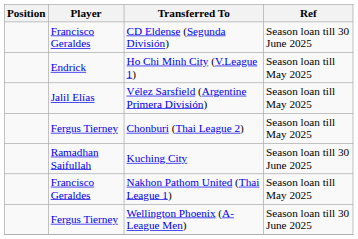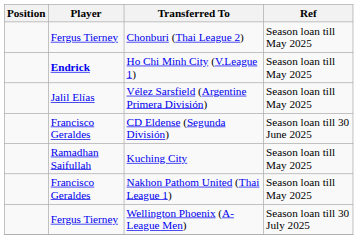rows swapped: (185, 128) <-> (176, 37)
(68, 67) normal -> (70, 67) bold
(308, 158) Season loan till 30 June 2025 -> (301, 158) Season loan till May 2025
(308, 219) Season loan till 30 June 2025 -> (308, 219) Season loan till 30 July 2025
